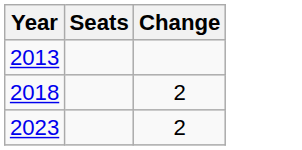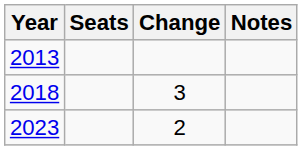+ column: (261, 22)
(180, 93) 2 -> (180, 93) 3
